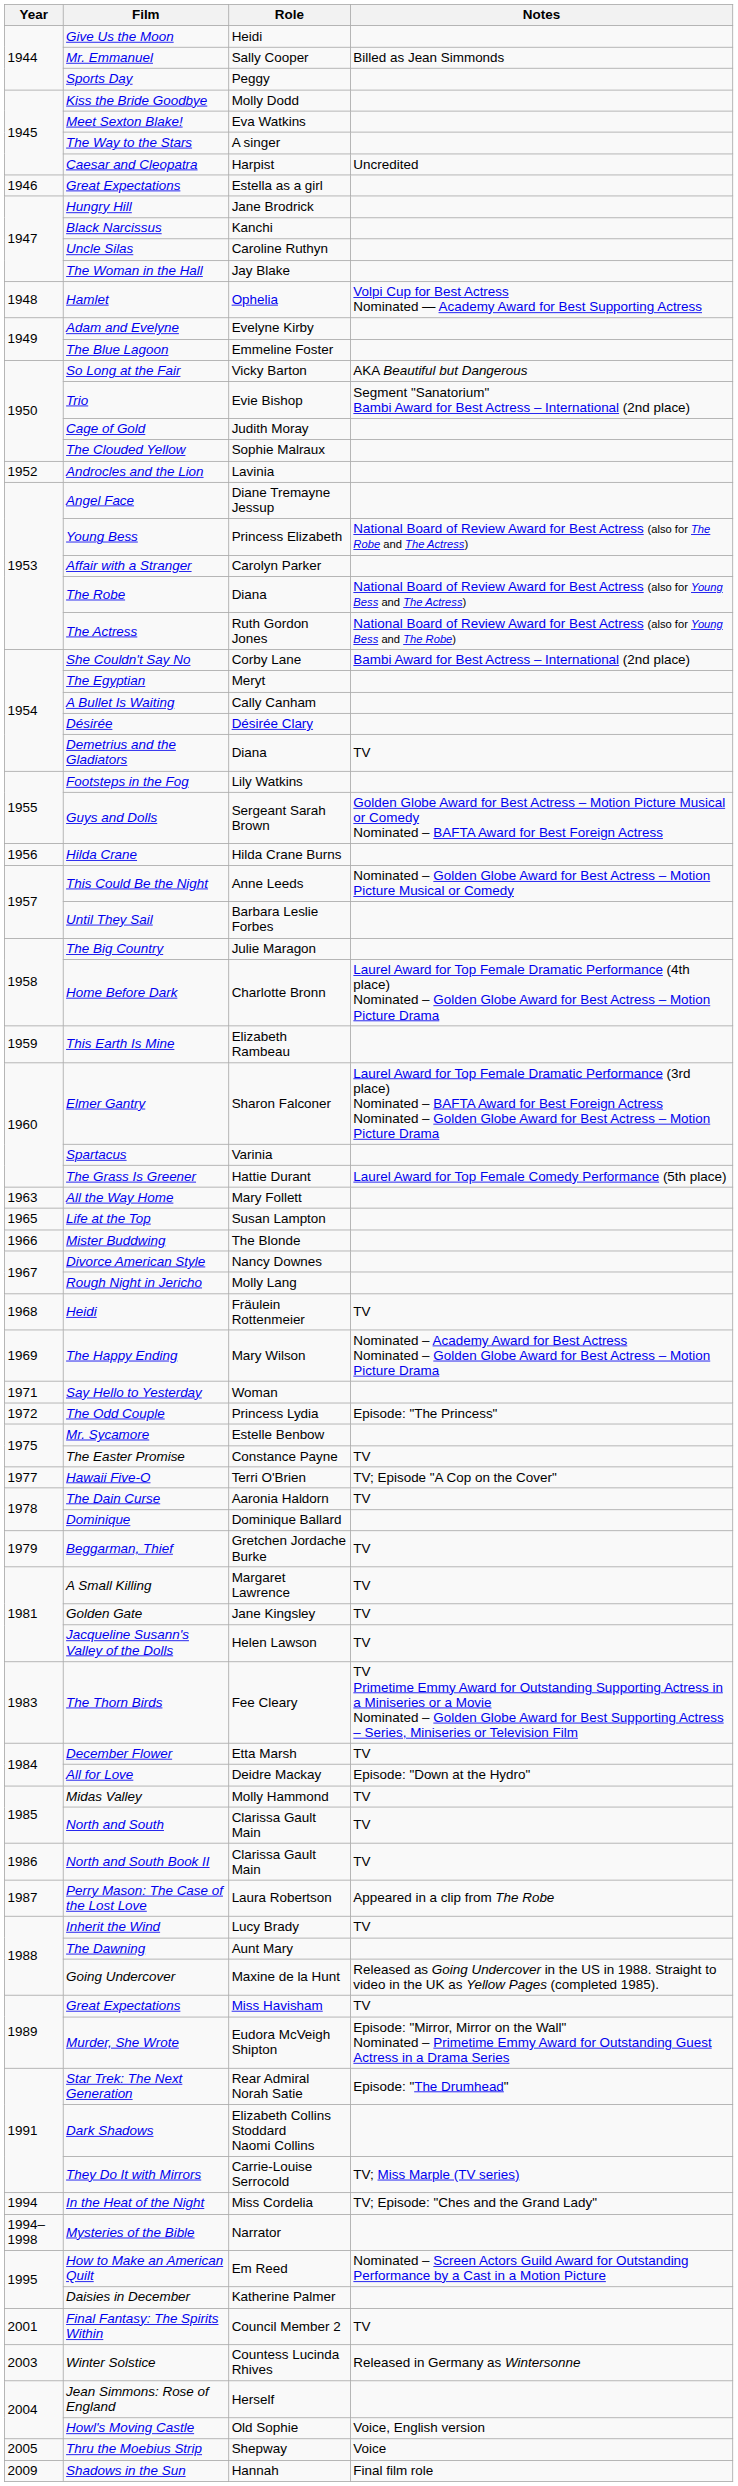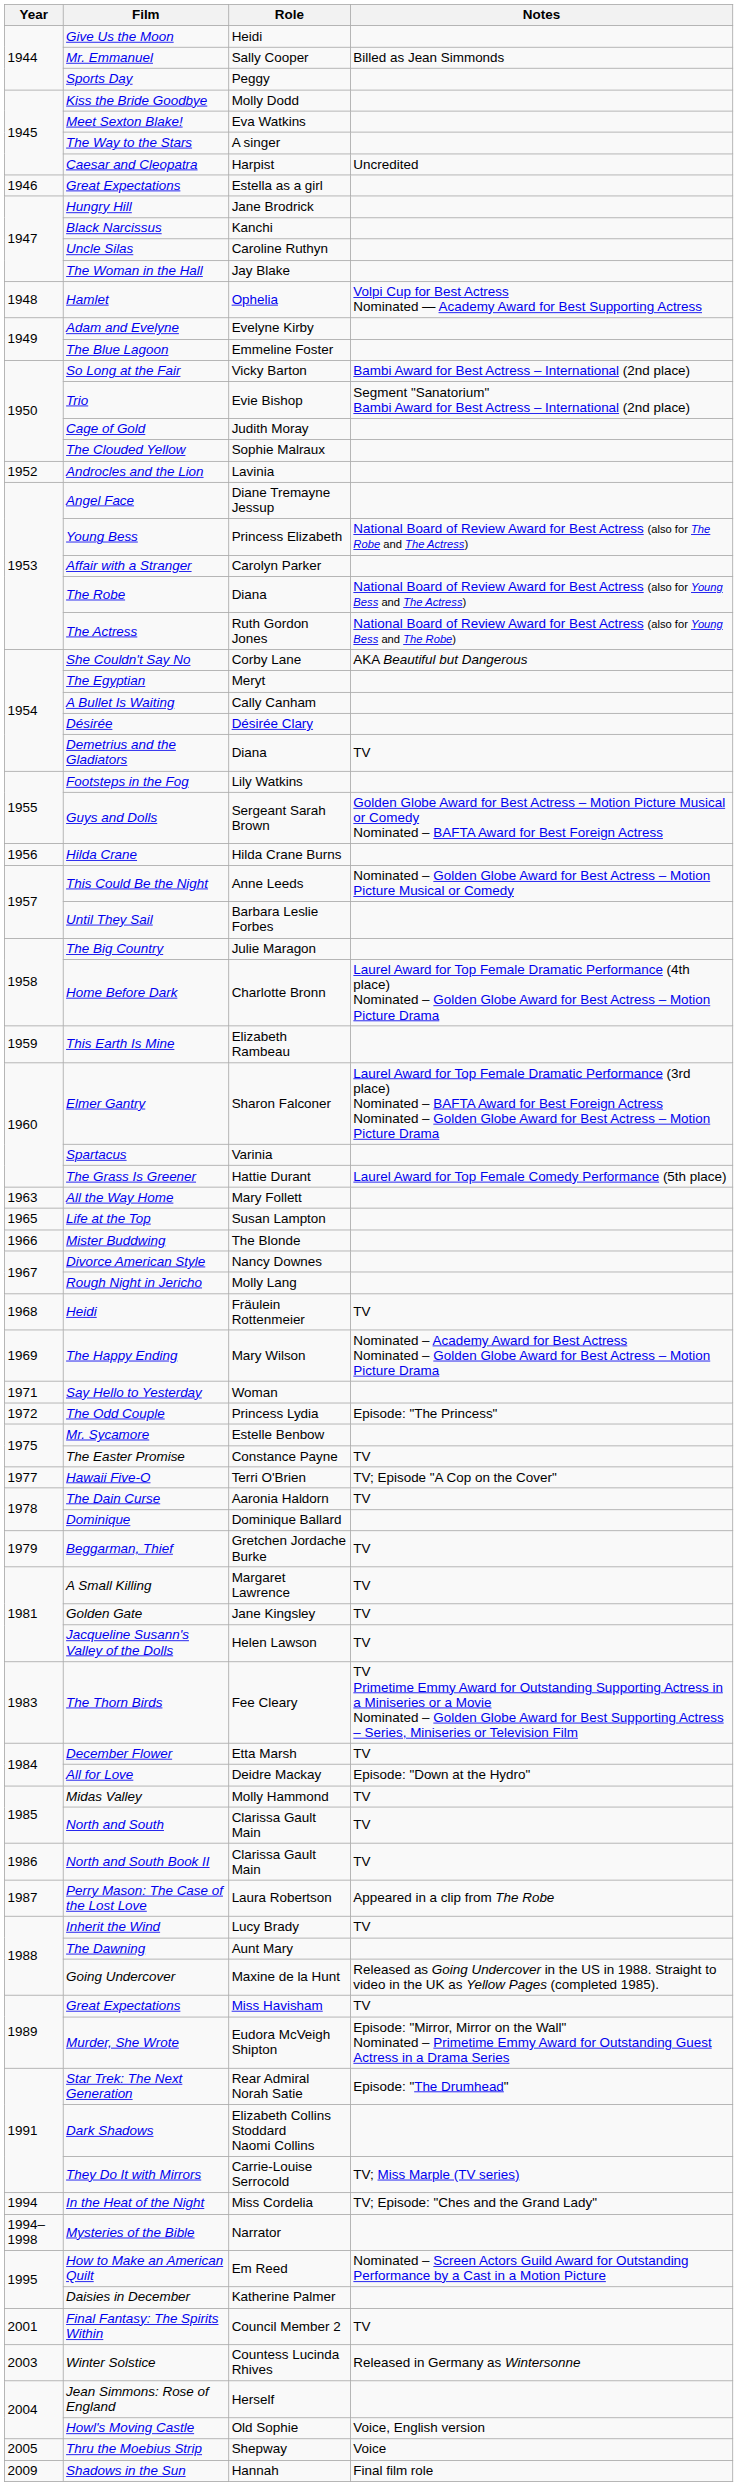(440, 371) AKA Beautiful but Dangerous -> (522, 371) Bambi Award for Best Actress – International (2nd place)
(522, 660) Bambi Award for Best Actress – International (2nd place) -> (440, 660) AKA Beautiful but Dangerous
